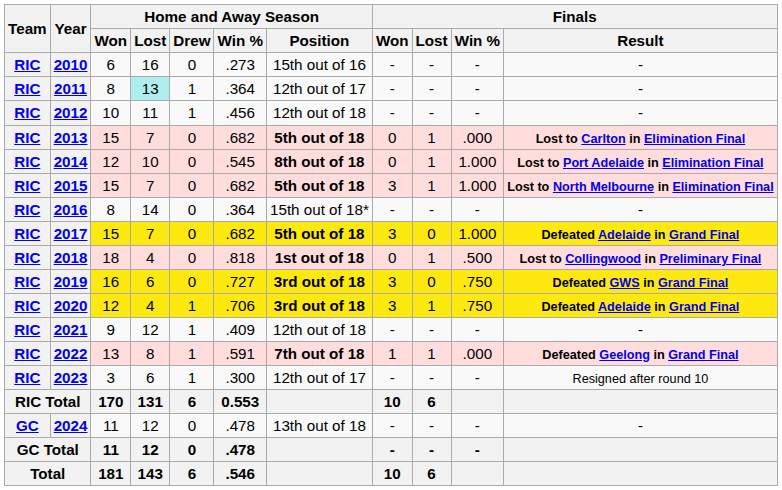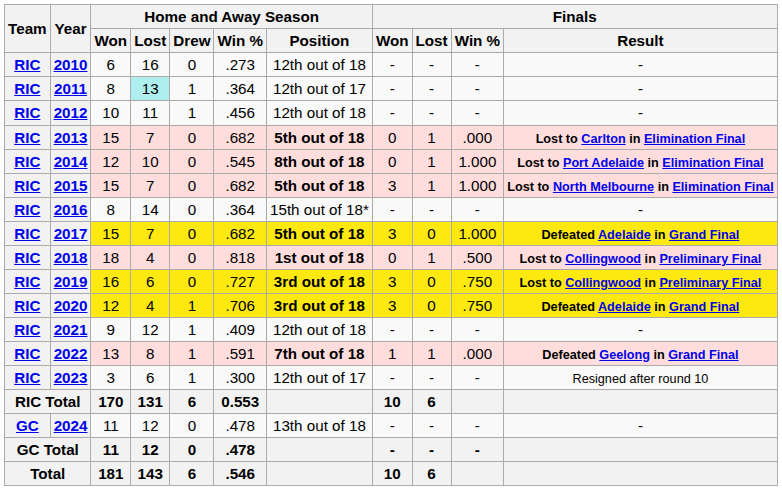(319, 65) 15th out of 16 -> (319, 65) 12th out of 18
(640, 281) Defeated GWS in Grand Final -> (640, 281) Lost to Collingwood in Preliminary Final
(432, 305) 1 -> (432, 305) 0
